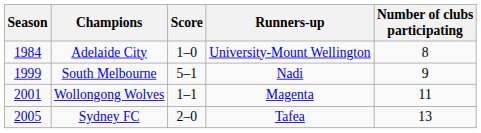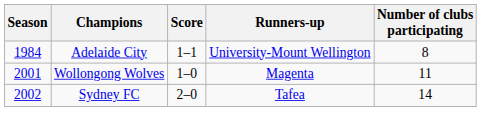(187, 52) 1–0 -> (187, 52) 1–1
- row: (109, 73)
(187, 95) 1–1 -> (187, 73) 1–0
(28, 116) 2005 -> (28, 95) 2002
(425, 116) 13 -> (425, 95) 14
